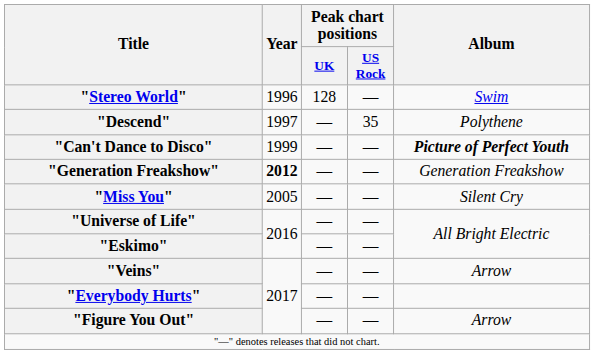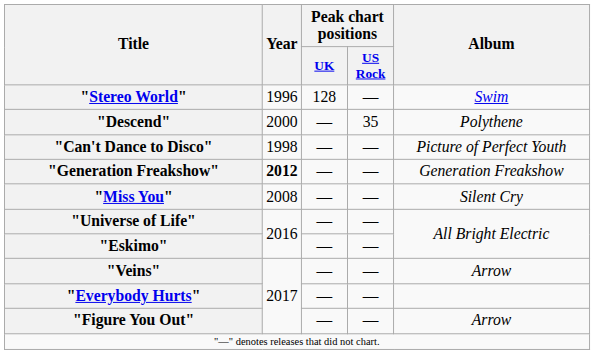(282, 121) 1997 -> (282, 121) 2000
(282, 146) 1999 -> (282, 146) 1998
(491, 146) bold -> (491, 146) normal
(282, 196) 2005 -> (282, 196) 2008
